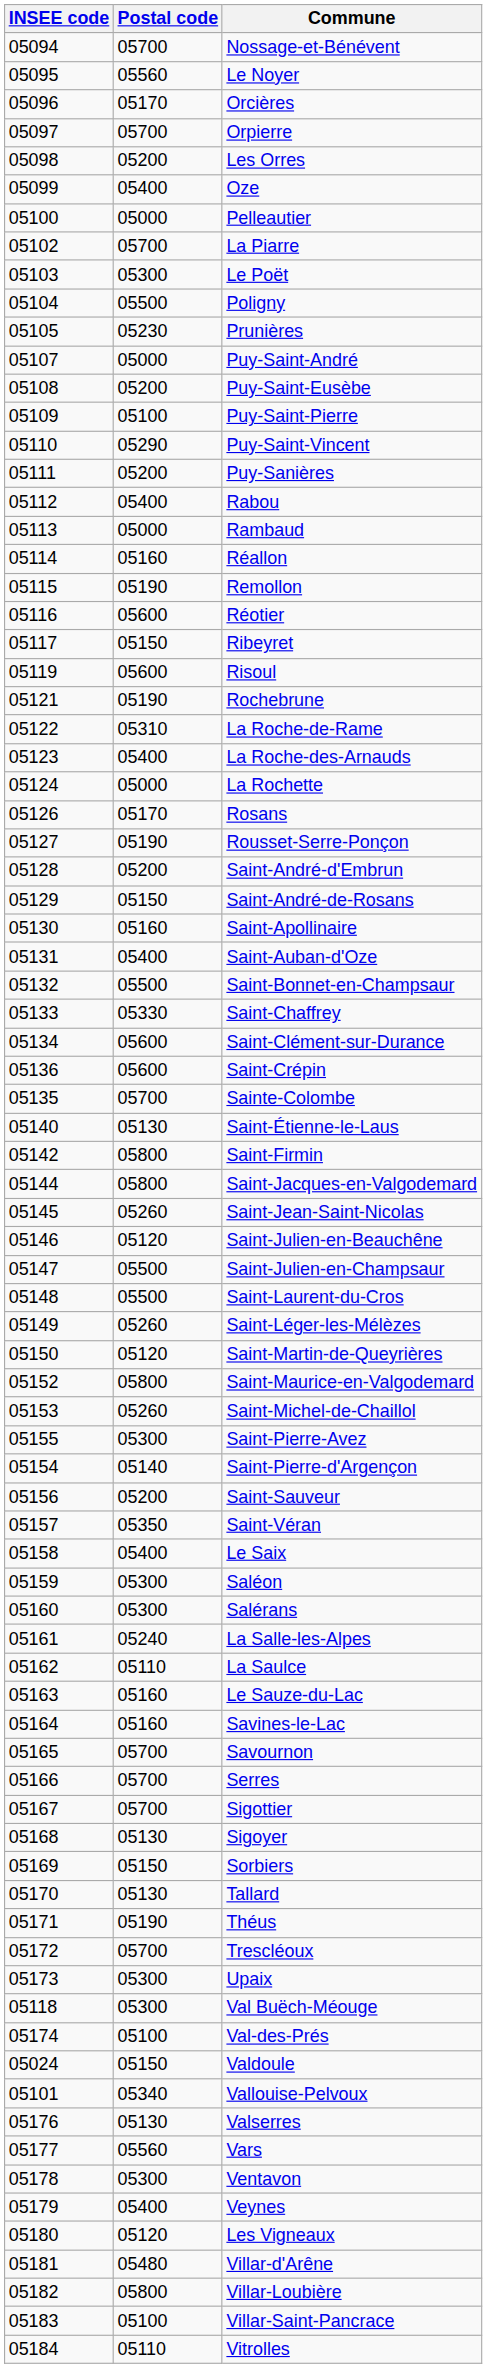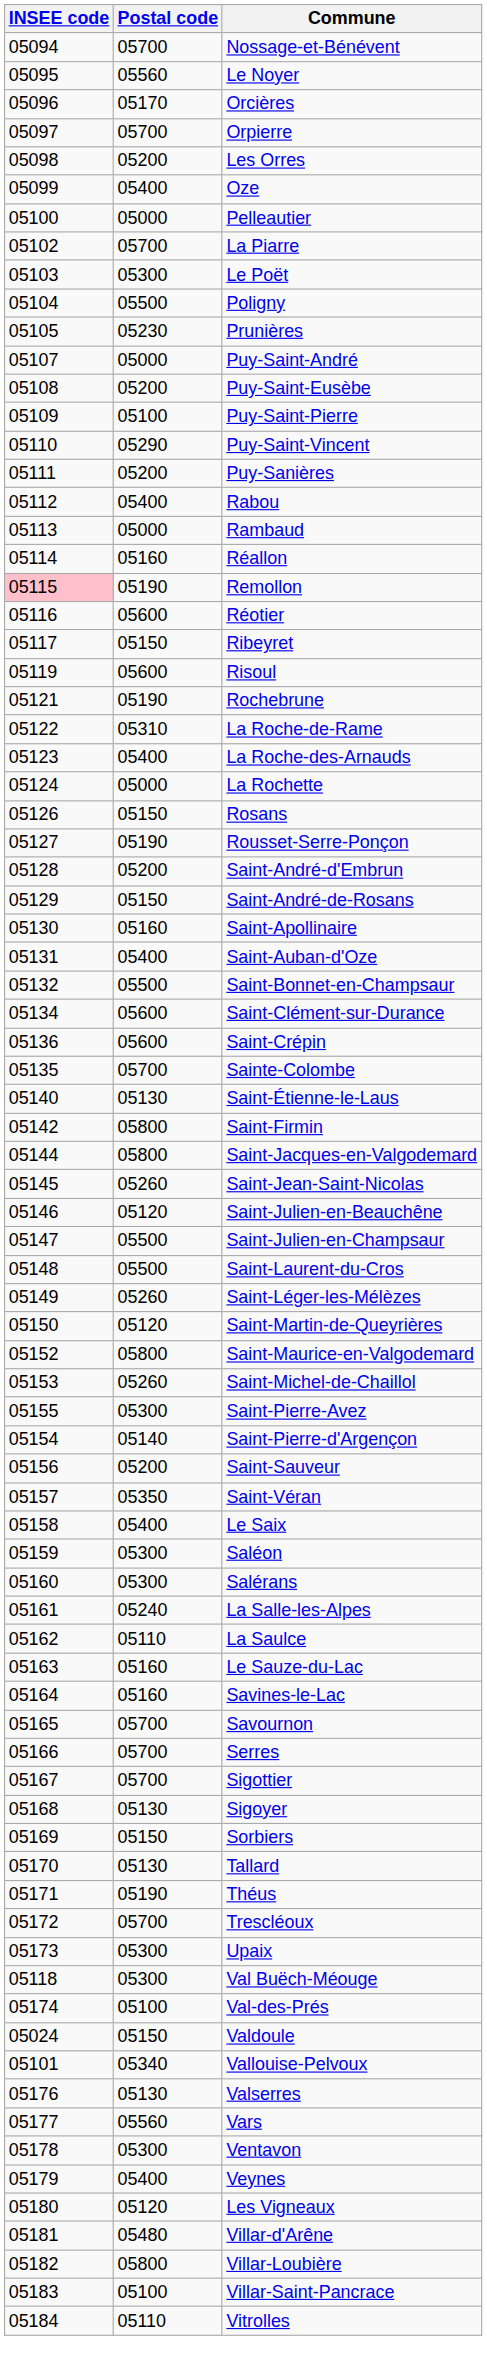(33, 587) no background -> (33, 587) pink background
(142, 814) 05170 -> (142, 814) 05150
- row: (284, 1013)
